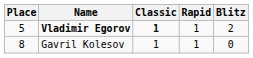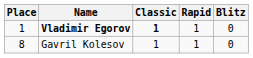(22, 29) 5 -> (22, 29) 1
(231, 29) 2 -> (231, 29) 0
